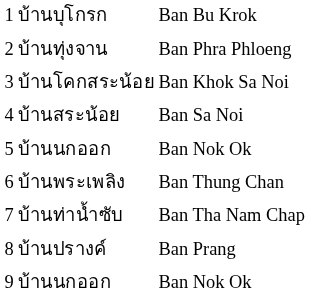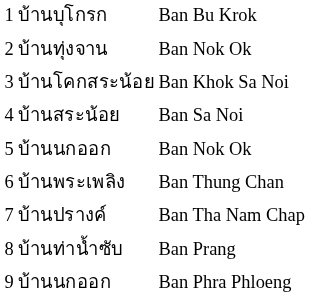(225, 48) Ban Phra Phloeng -> (205, 48) Ban Nok Ok
(71, 215) บ้านท่าน้ำซับ -> (63, 215) บ้านปรางค์
(63, 248) บ้านปรางค์ -> (71, 248) บ้านท่าน้ำซับ
(205, 281) Ban Nok Ok -> (225, 281) Ban Phra Phloeng
